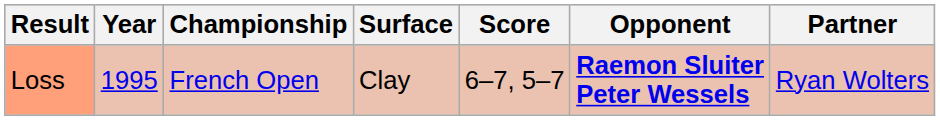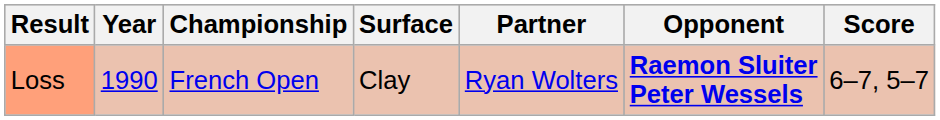columns swapped: (852, 24) <-> (515, 24)
(129, 79) 1995 -> (129, 79) 1990
